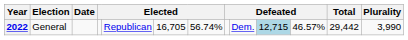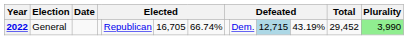(206, 27) 56.74% -> (206, 27) 66.74%
(309, 27) 46.57% -> (309, 27) 43.19%
(344, 27) 29,442 -> (344, 27) 29,452
(389, 27) no background -> (389, 27) lightgreen background
